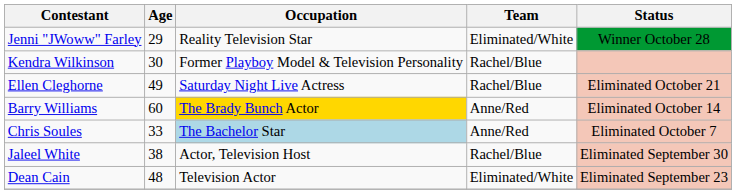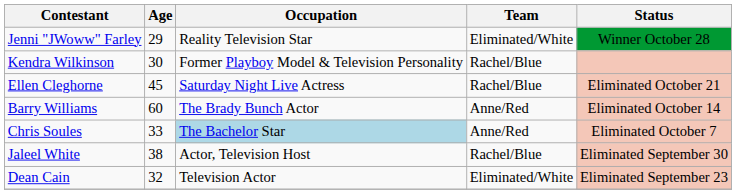(155, 85) 49 -> (155, 85) 45
(249, 108) gold background -> (249, 108) no background
(155, 177) 48 -> (155, 177) 32
